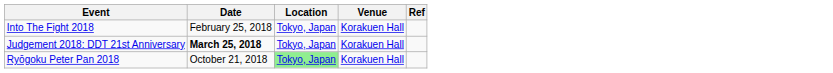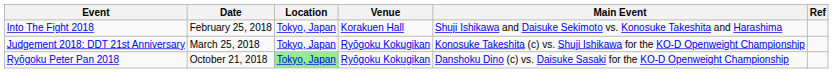+ column: (620, 12)
(225, 44) bold -> (225, 44) normal
(372, 44) Korakuen Hall -> (385, 44) Ryōgoku Kokugikan
(372, 59) Korakuen Hall -> (385, 59) Ryōgoku Kokugikan
